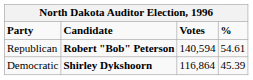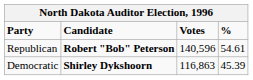(197, 48) 140,594 -> (197, 48) 140,596
(197, 65) 116,864 -> (197, 65) 116,863
